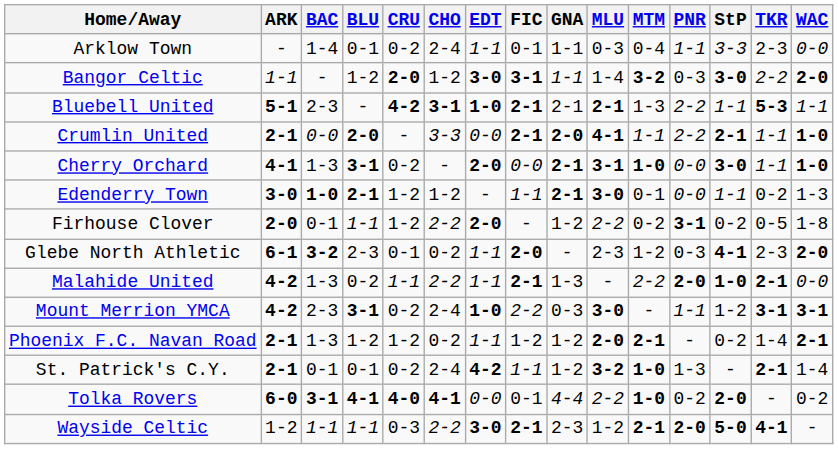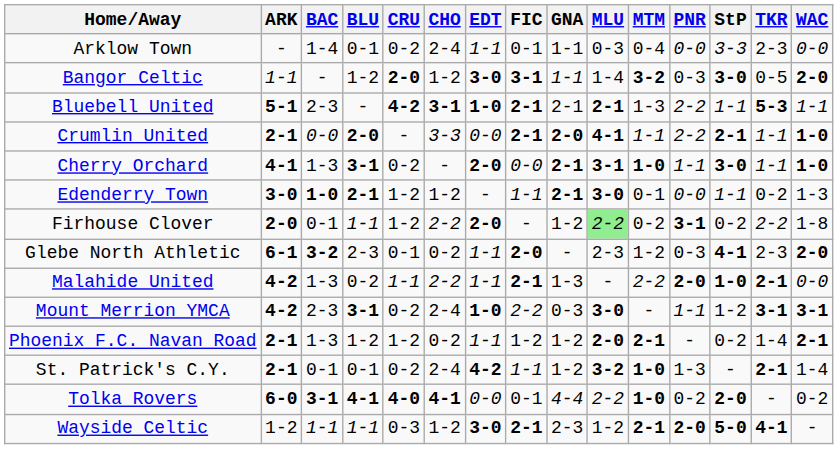(690, 49) 1-1 -> (690, 49) 0-0
(771, 78) 2-2 -> (771, 78) 0-5
(690, 166) 0-0 -> (690, 166) 1-1
(608, 224) no background -> (608, 224) lightgreen background
(771, 224) 0-5 -> (771, 224) 2-2
(445, 429) 2-2 -> (445, 429) 1-2
